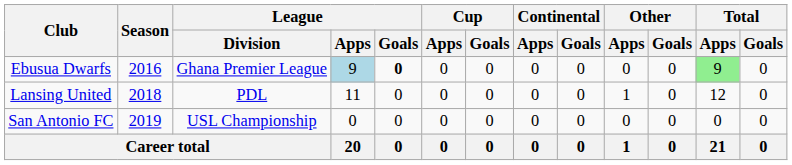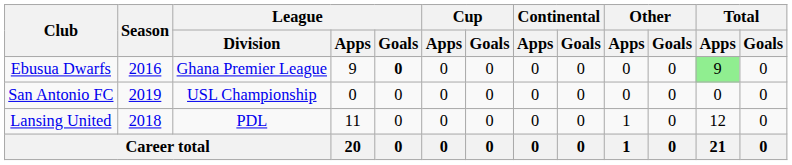(353, 69) lightblue background -> (353, 69) no background
rows swapped: (61, 95) <-> (61, 120)
